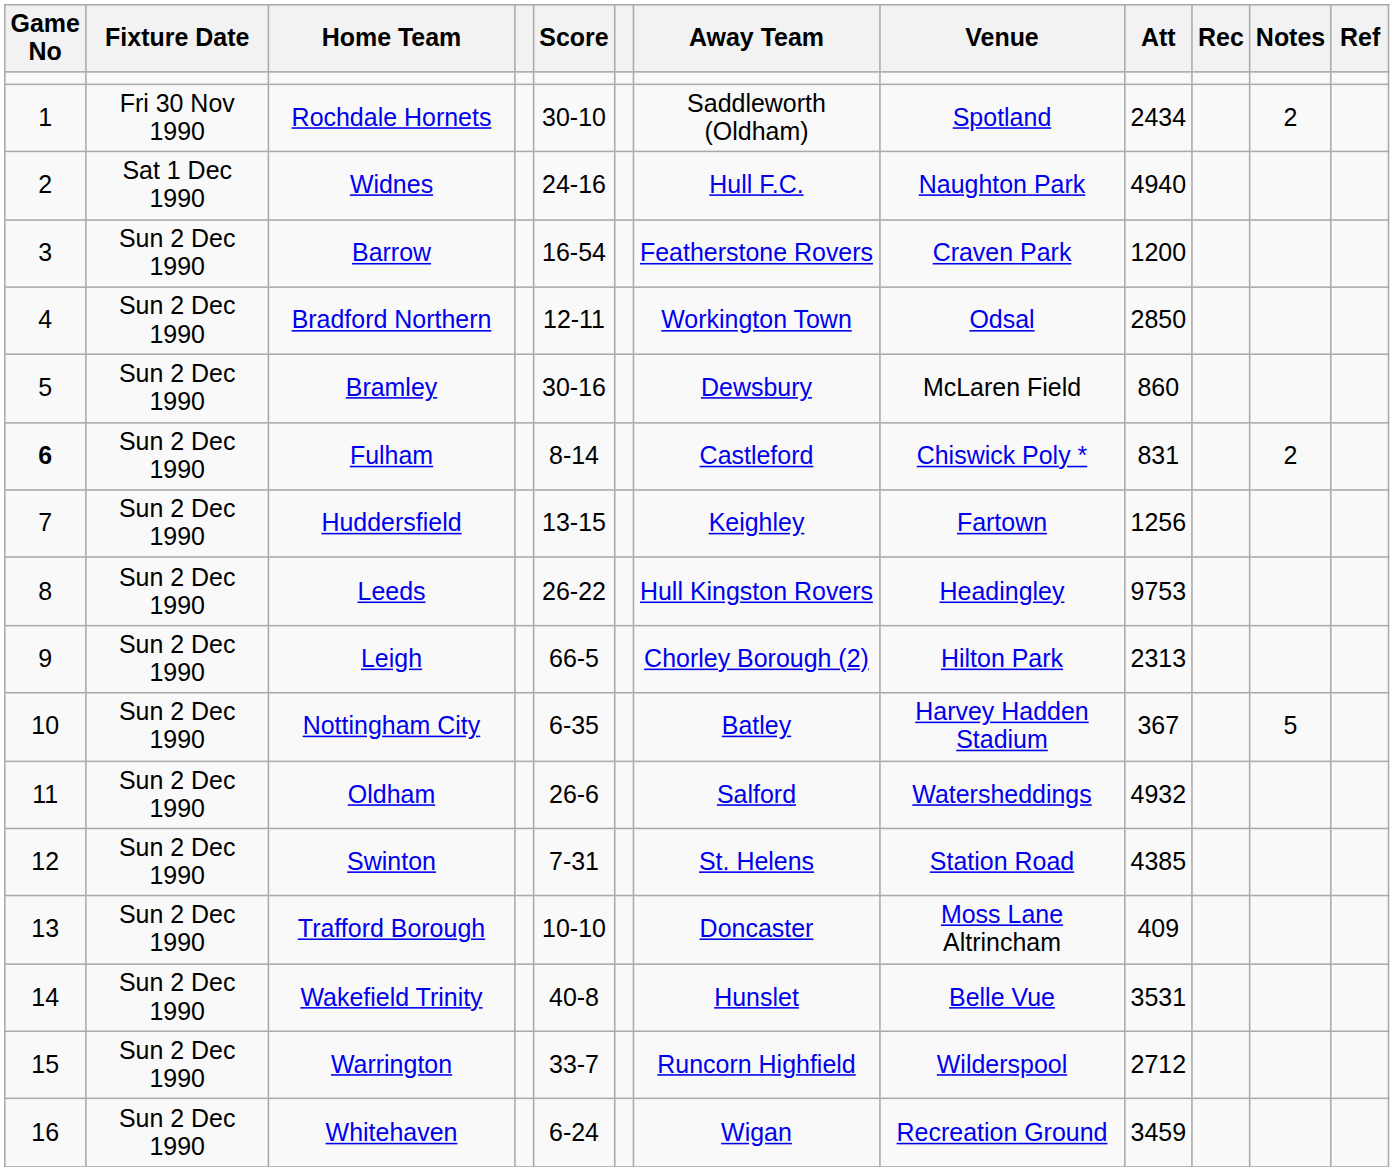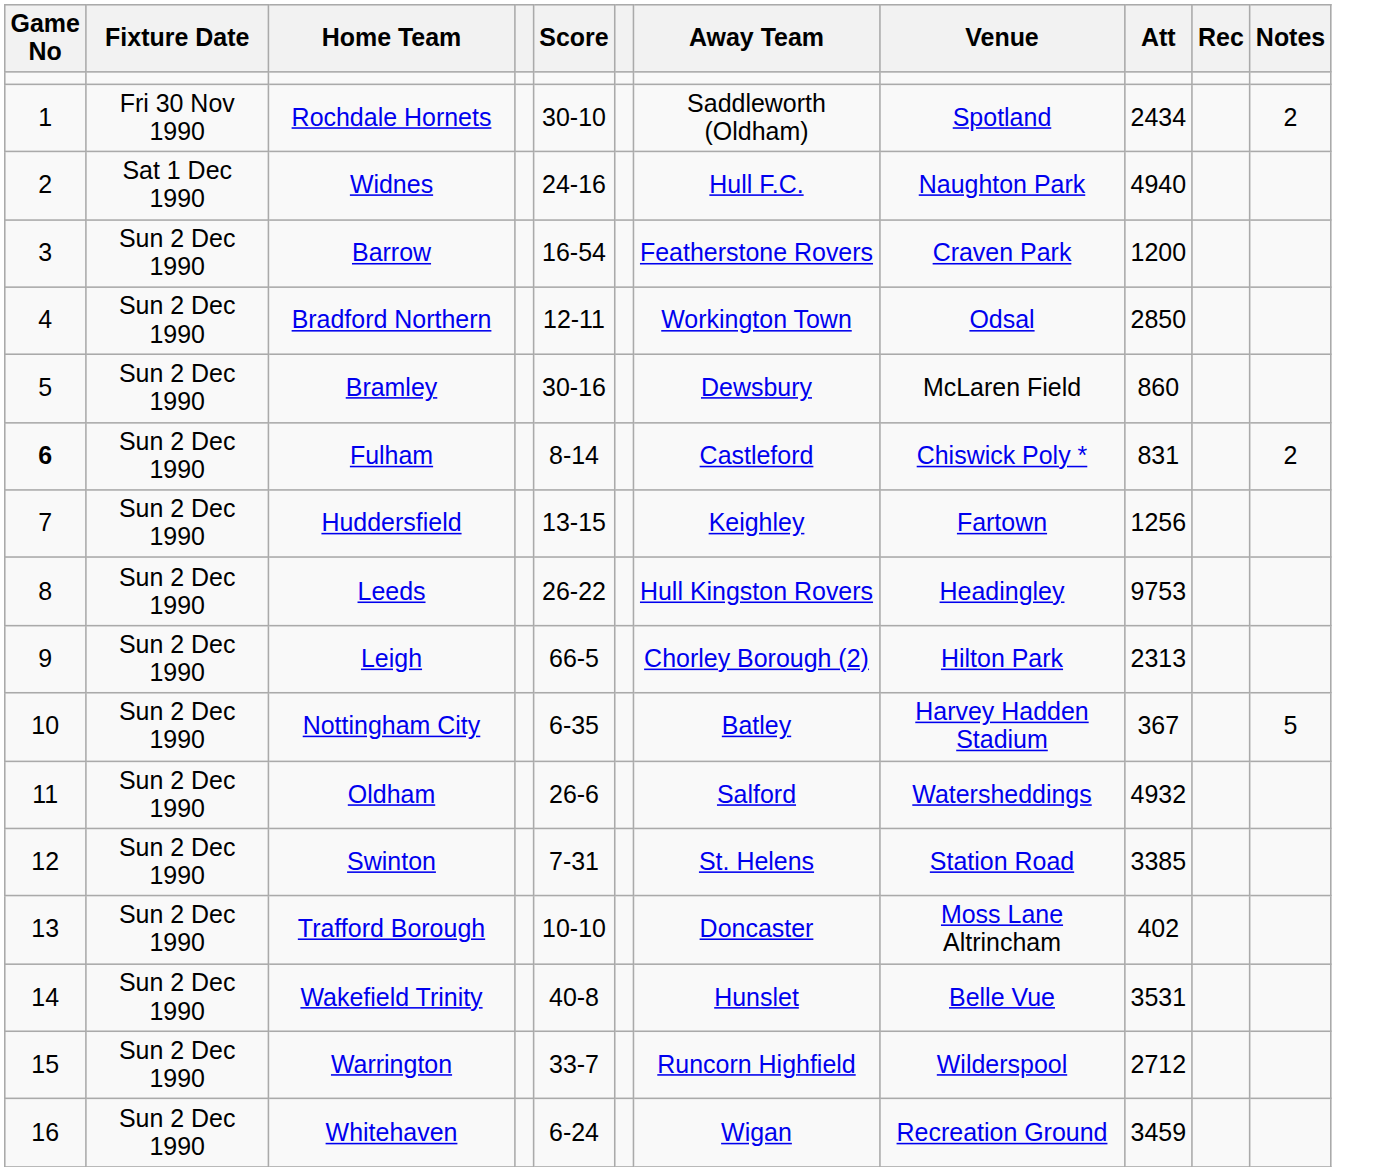- column: (1360, 38)
(1158, 861) 4385 -> (1158, 861) 3385
(1158, 929) 409 -> (1158, 929) 402
